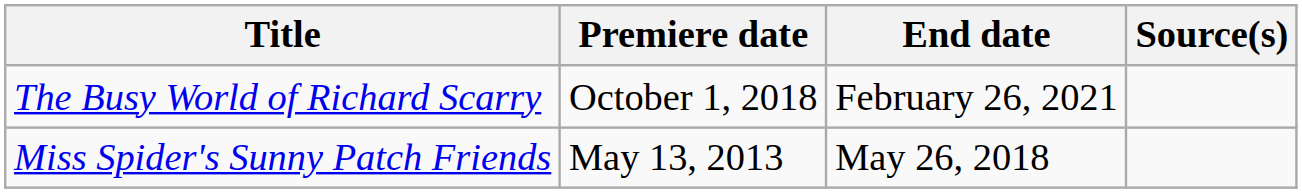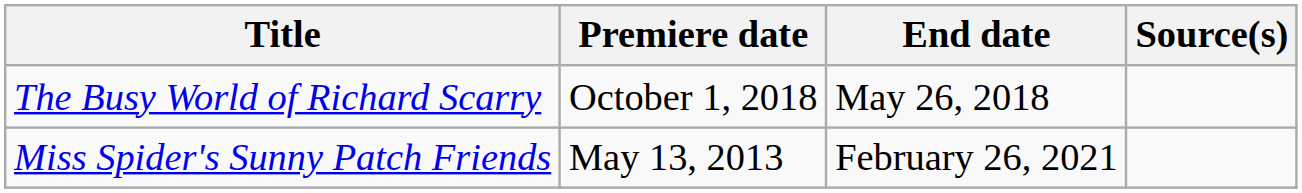(976, 95) February 26, 2021 -> (942, 95) May 26, 2018
(942, 156) May 26, 2018 -> (976, 156) February 26, 2021
